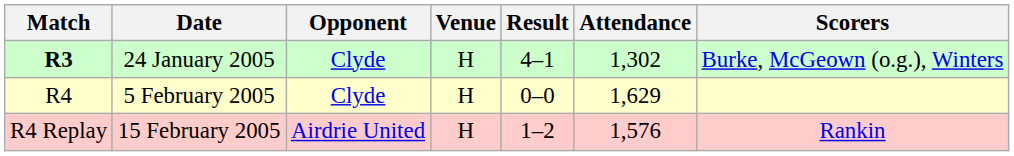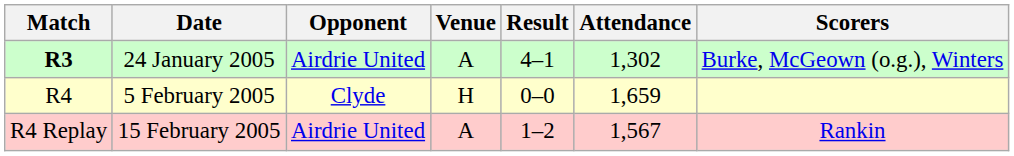(358, 58) Clyde -> (358, 58) Airdrie United
(466, 58) H -> (466, 58) A
(635, 95) 1,629 -> (635, 95) 1,659
(466, 131) H -> (466, 131) A
(635, 131) 1,576 -> (635, 131) 1,567
